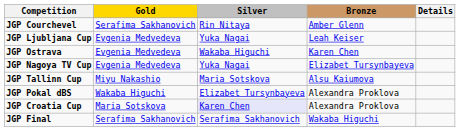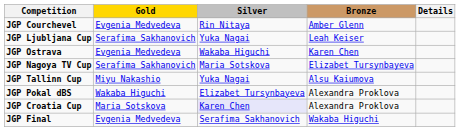(146, 25) Serafima Sakhanovich -> (138, 25) Evgenia Medvedeva
(138, 38) Evgenia Medvedeva -> (146, 38) Serafima Sakhanovich
(138, 65) Evgenia Medvedeva -> (146, 65) Serafima Sakhanovich
(225, 65) Yuka Nagai -> (235, 65) Maria Sotskova
(235, 79) Maria Sotskova -> (225, 79) Yuka Nagai
(146, 120) Serafima Sakhanovich -> (138, 120) Evgenia Medvedeva
